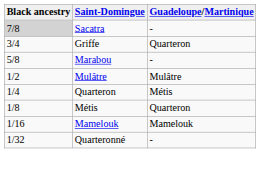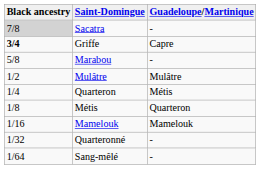(13, 44) normal -> (13, 44) bold
(170, 44) Quarteron -> (162, 44) Capre
+ row: (96, 156)
